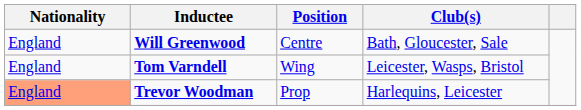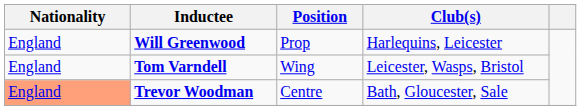(301, 42) Centre -> (295, 42) Prop
(437, 42) Bath, Gloucester, Sale -> (434, 42) Harlequins, Leicester
(295, 92) Prop -> (301, 92) Centre
(434, 92) Harlequins, Leicester -> (437, 92) Bath, Gloucester, Sale
